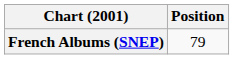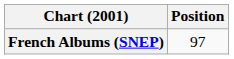(198, 41) 79 -> (198, 41) 97
